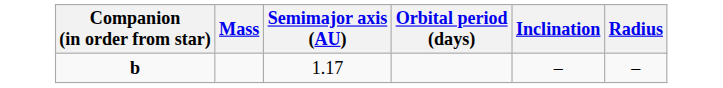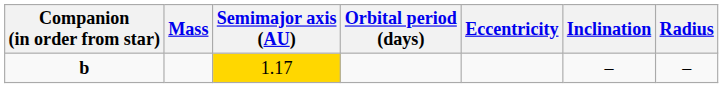+ column: (512, 29)
(327, 67) no background -> (277, 67) gold background
